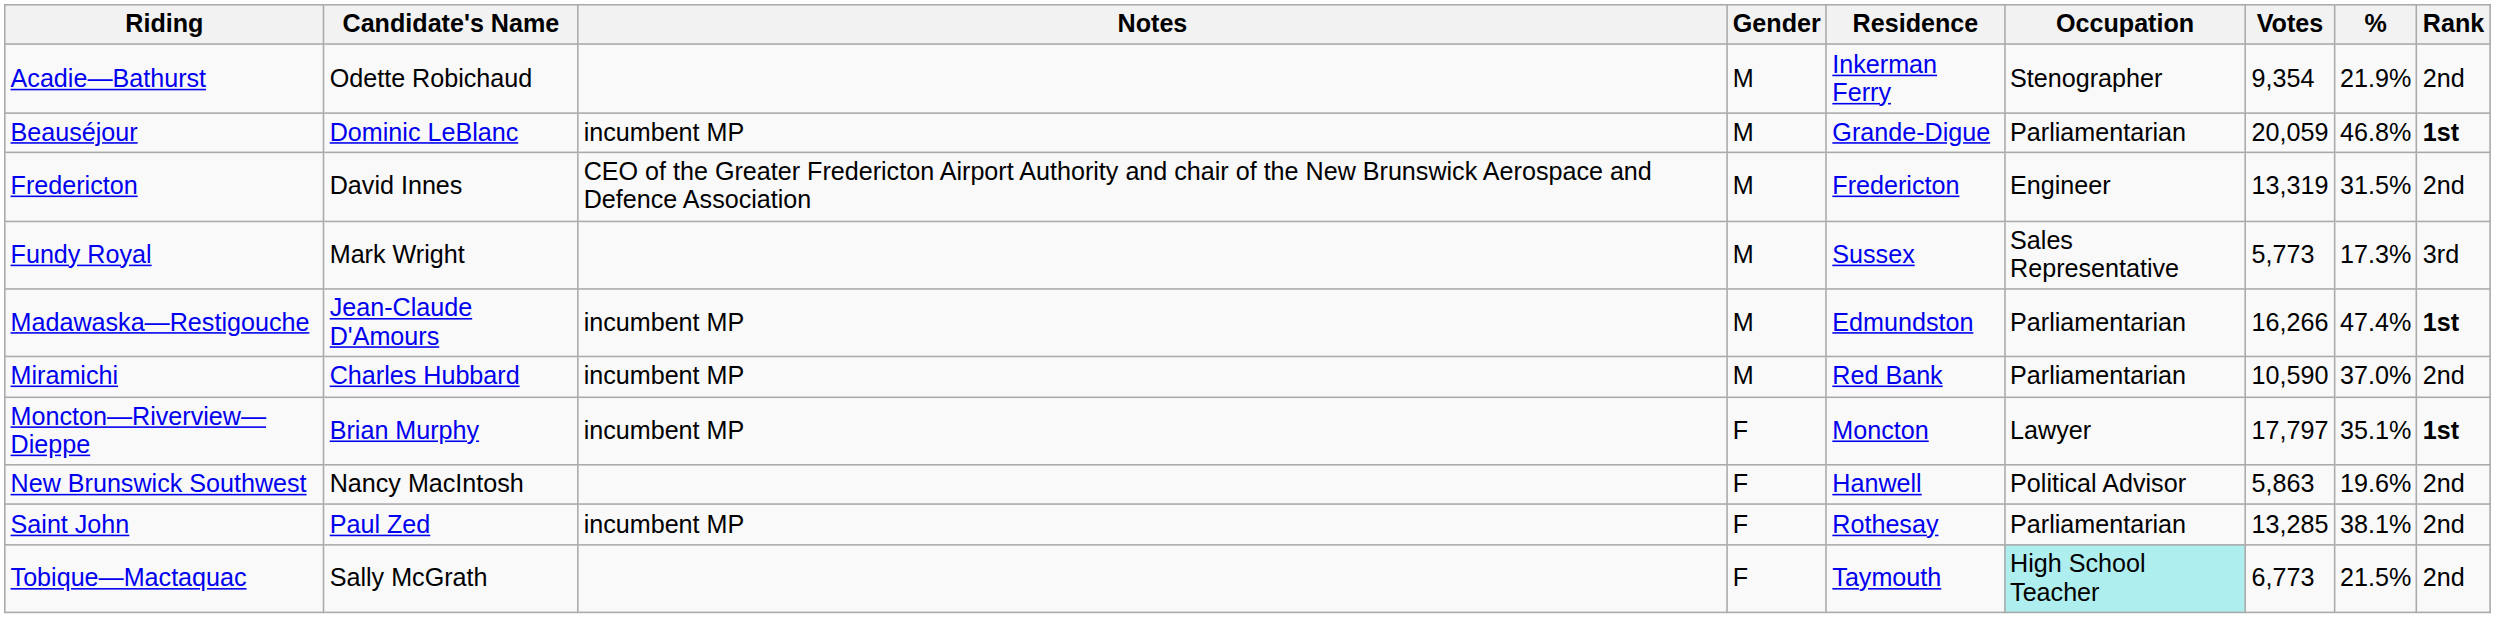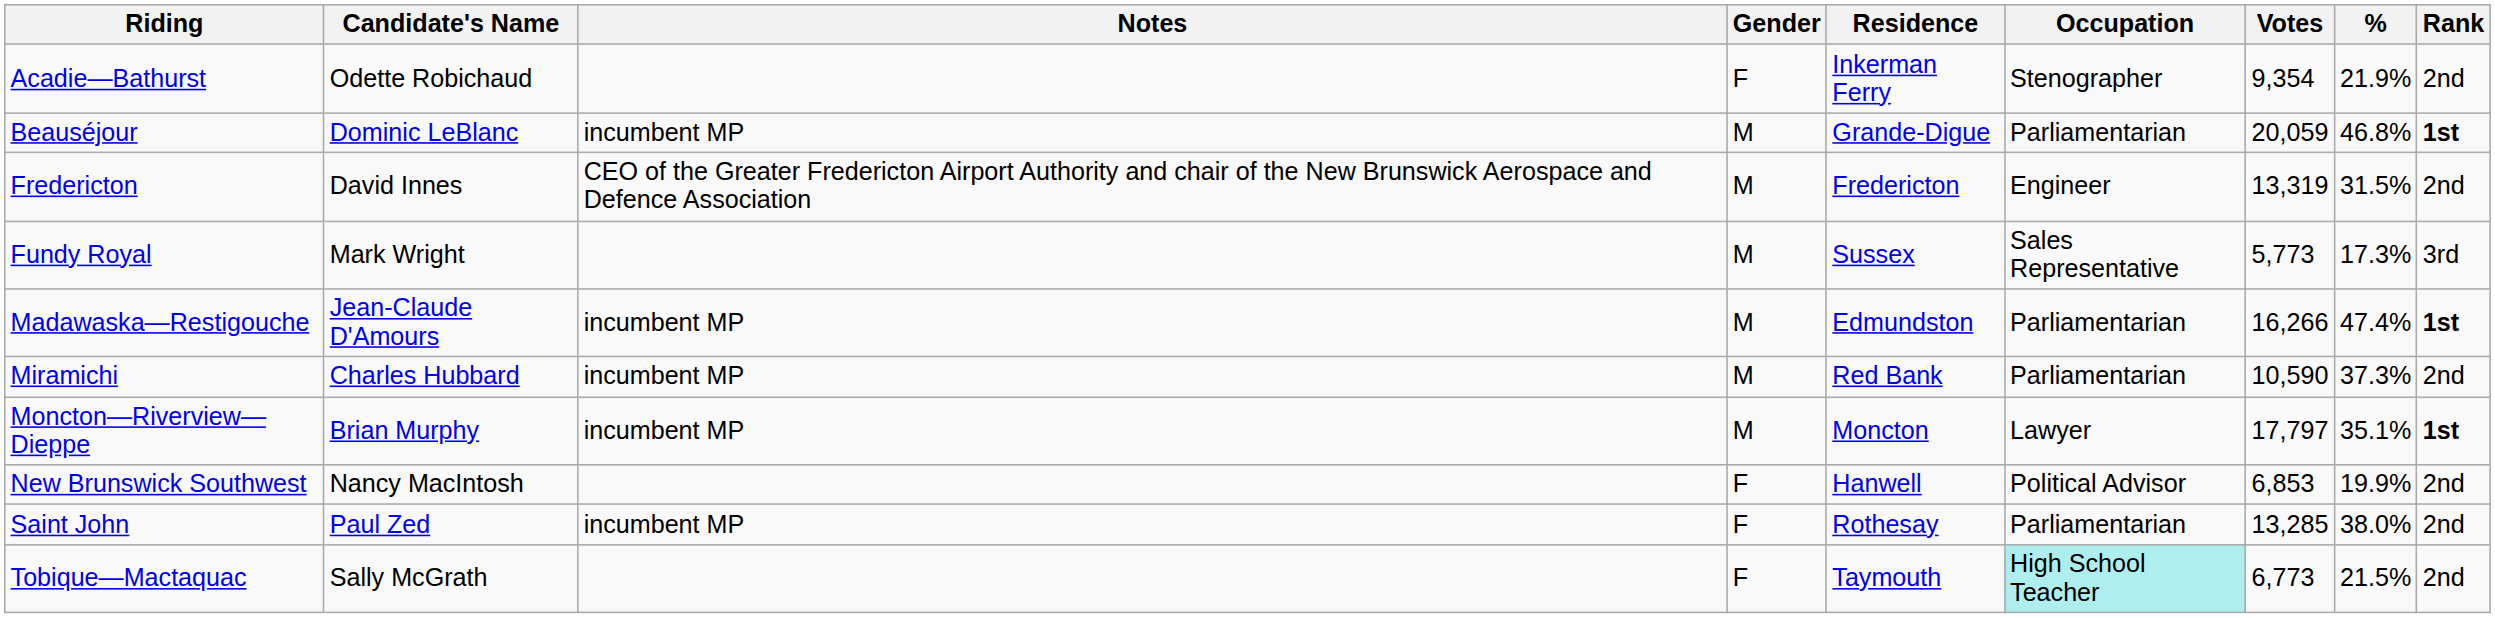(1743, 78) M -> (1740, 78) F
(2376, 376) 37.0% -> (2376, 376) 37.3%
(1740, 430) F -> (1743, 430) M
(2283, 484) 5,863 -> (2283, 484) 6,853
(2376, 484) 19.6% -> (2376, 484) 19.9%
(2376, 524) 38.1% -> (2376, 524) 38.0%
